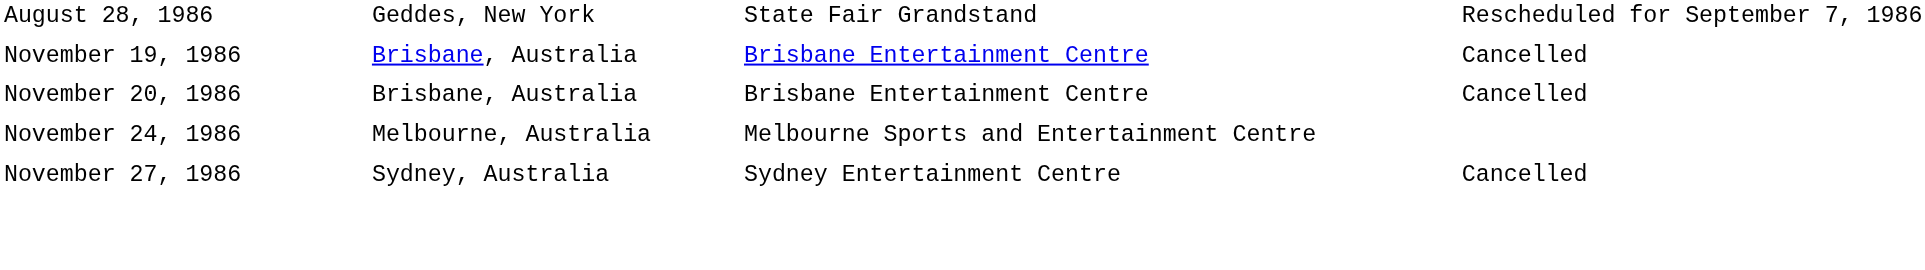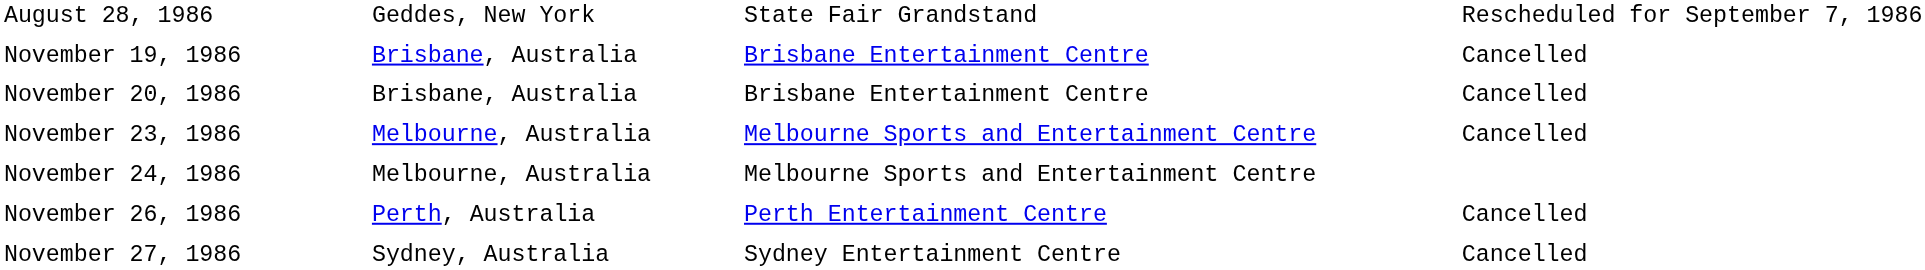+ row: (123, 135)
+ row: (123, 215)
